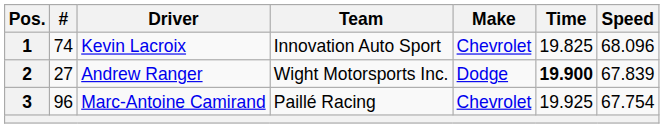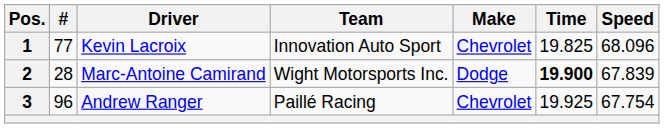(63, 46) 74 -> (63, 46) 77
(63, 74) 27 -> (63, 74) 28
(142, 74) Andrew Ranger -> (173, 74) Marc-Antoine Camirand
(173, 102) Marc-Antoine Camirand -> (142, 102) Andrew Ranger
